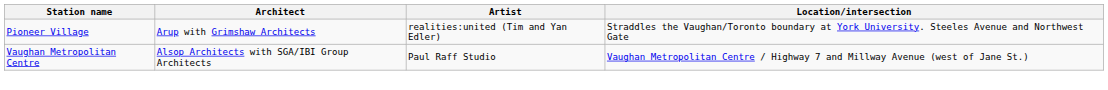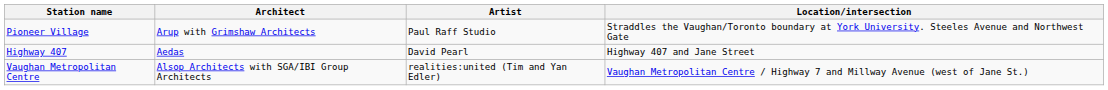(488, 32) realities:united (Tim and Yan Edler) -> (452, 32) Paul Raff Studio
+ row: (37, 52)
(452, 57) Paul Raff Studio -> (488, 72) realities:united (Tim and Yan Edler)
